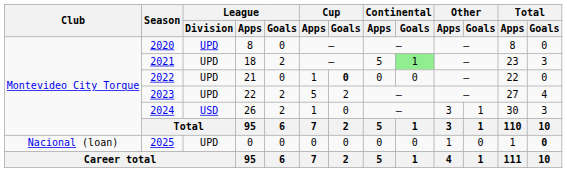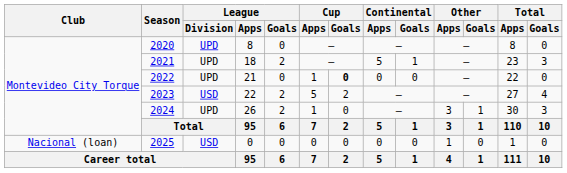(415, 61) lightgreen background -> (415, 61) no background
(209, 94) UPD -> (209, 94) USD
(209, 110) USD -> (209, 110) UPD
(209, 143) UPD -> (209, 143) USD
(544, 143) bold -> (544, 143) normal
